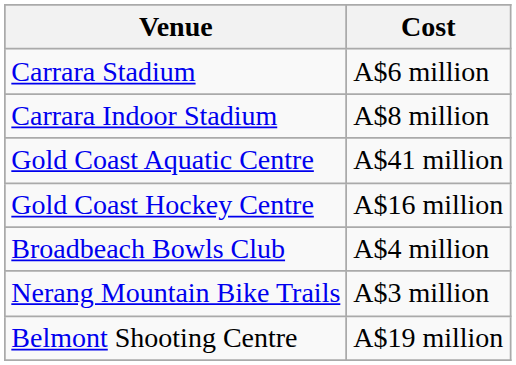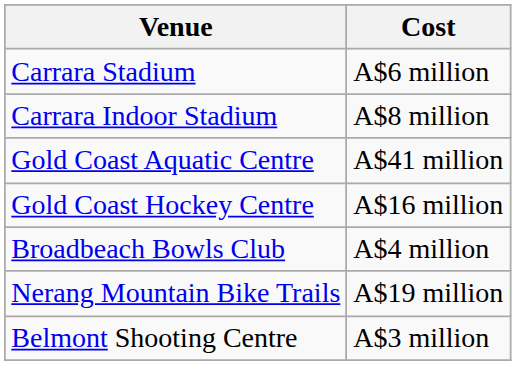(421, 293) A$3 million -> (428, 293) A$19 million
(428, 337) A$19 million -> (421, 337) A$3 million
